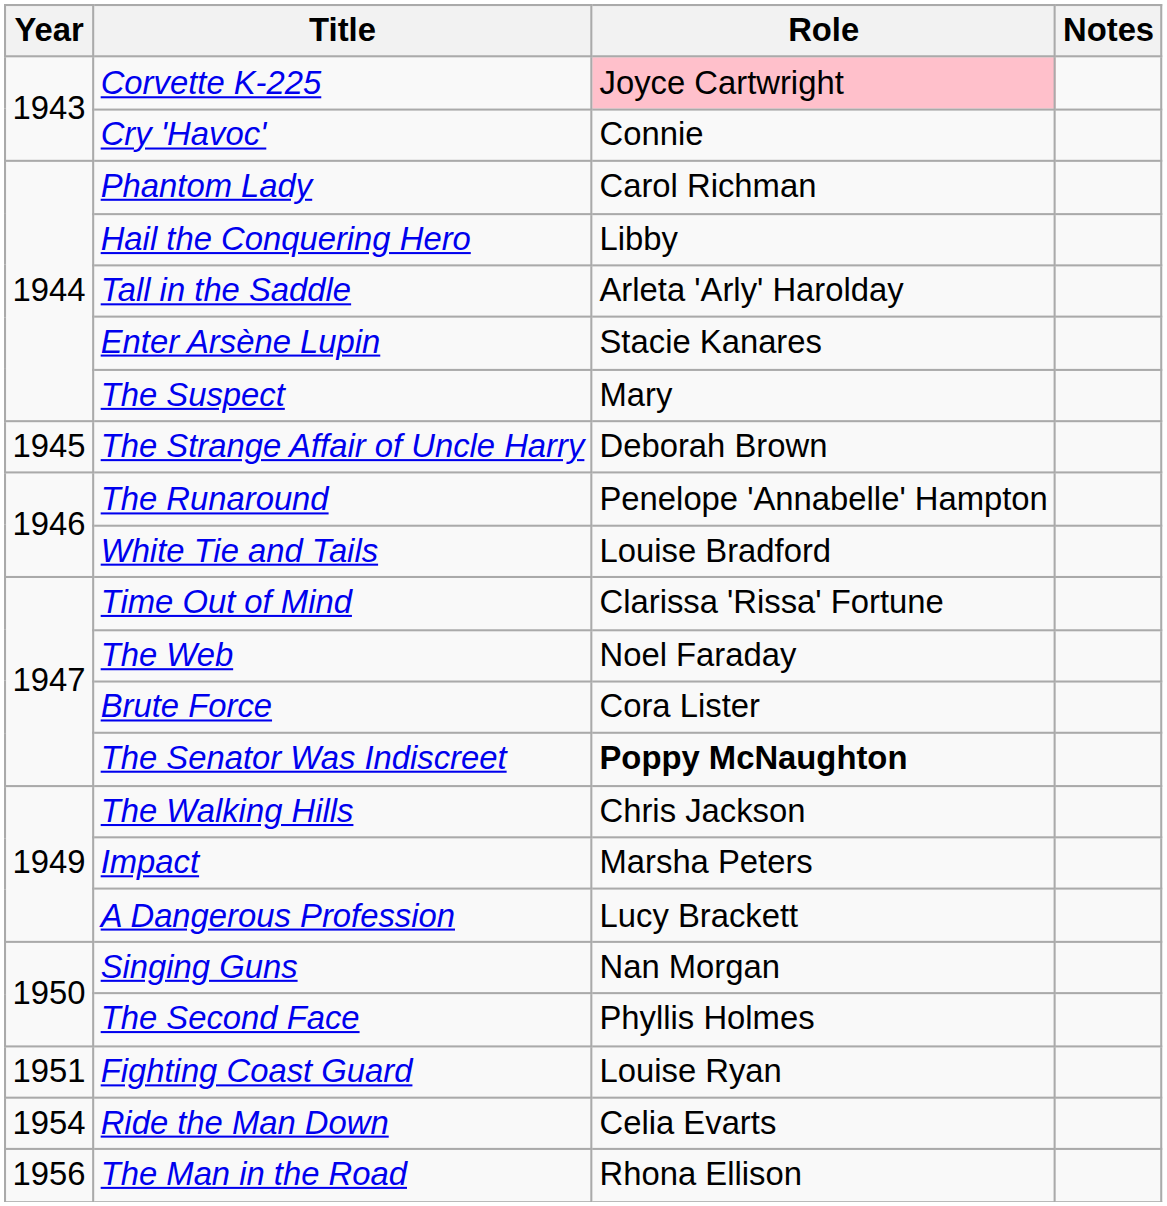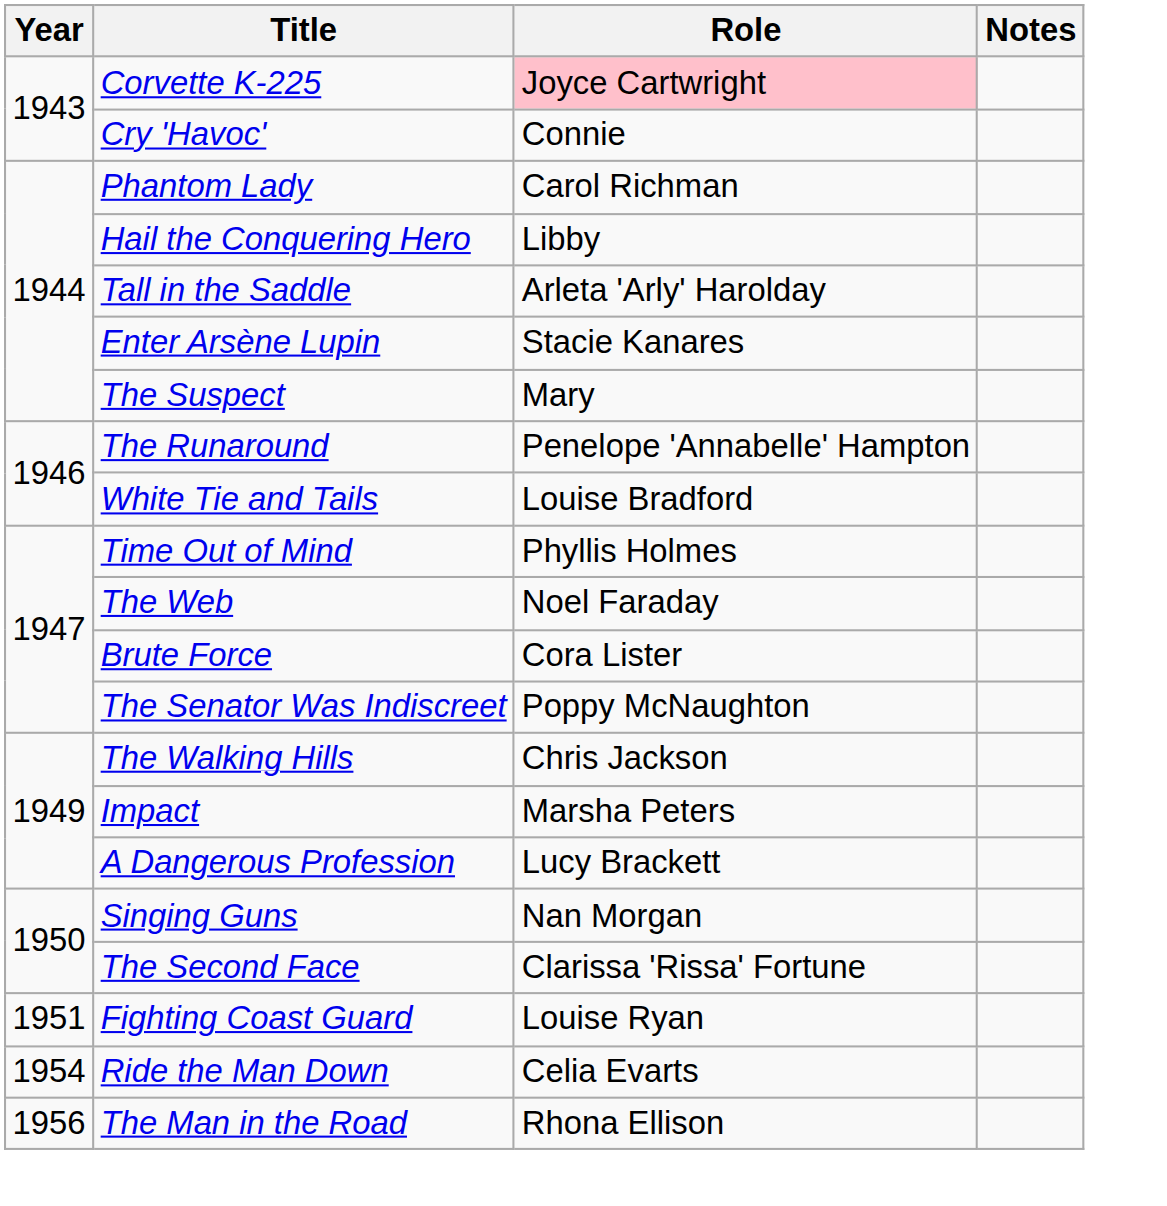- row: (343, 446)
(772, 602) Clarissa 'Rissa' Fortune -> (629, 550) Phyllis Holmes
(753, 758) bold -> (666, 706) normal
(707, 1018) Phyllis Holmes -> (694, 966) Clarissa 'Rissa' Fortune
